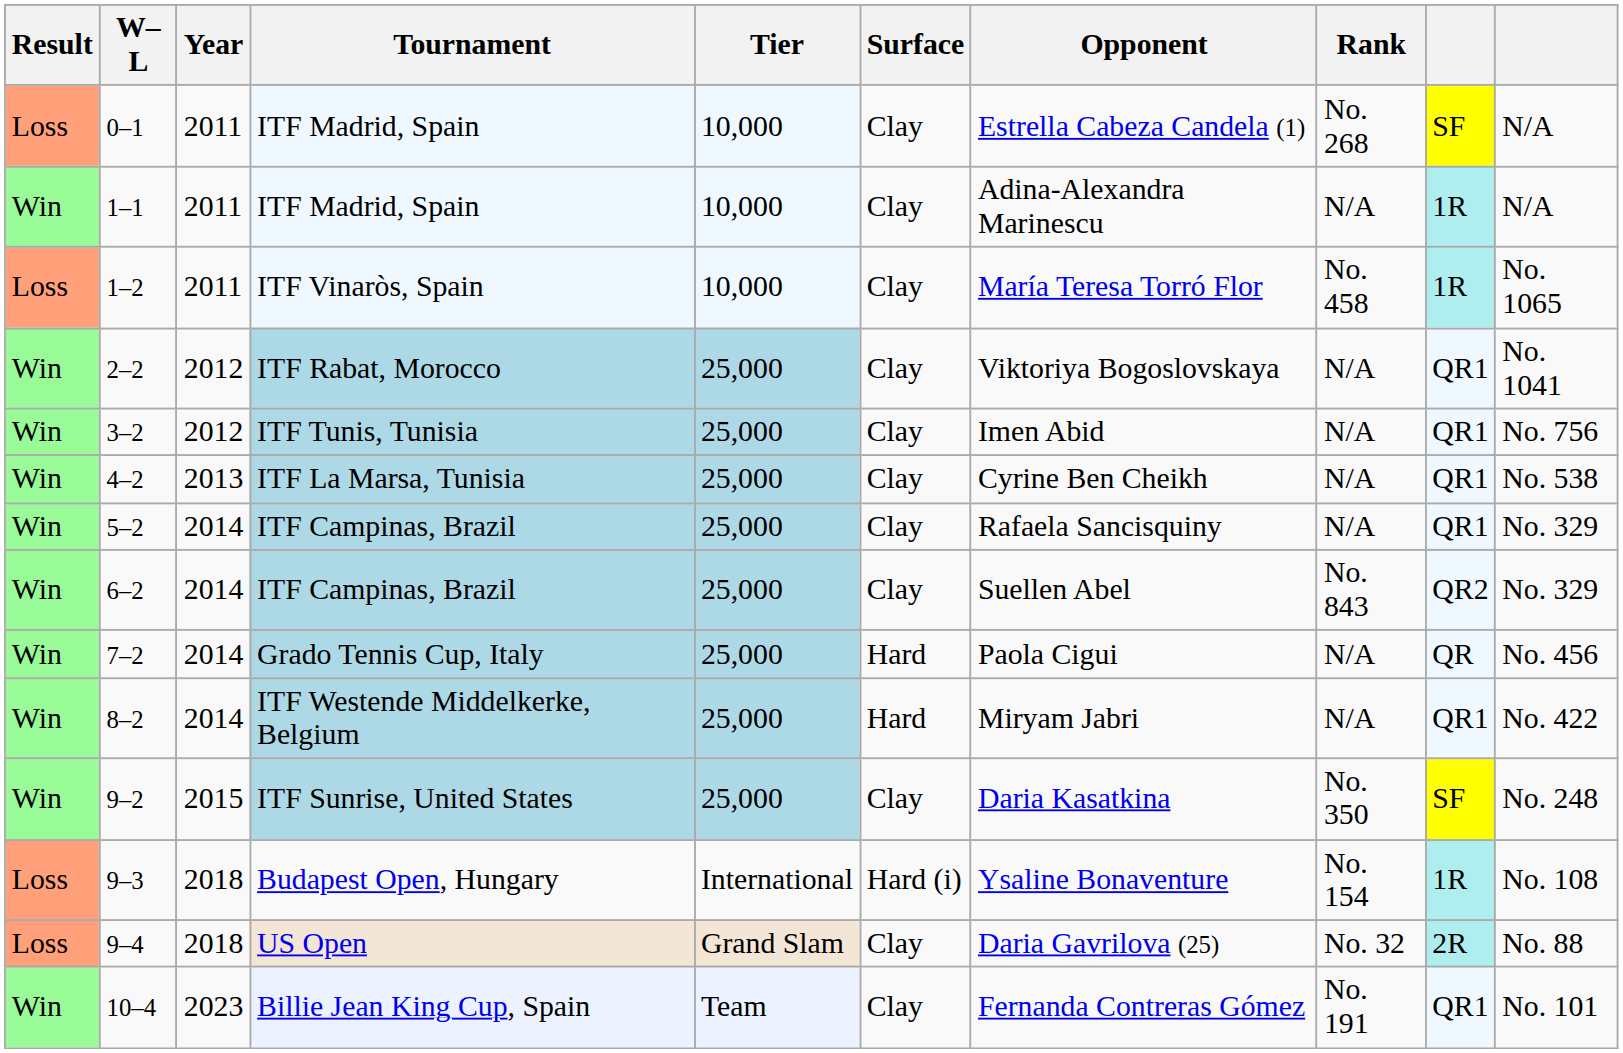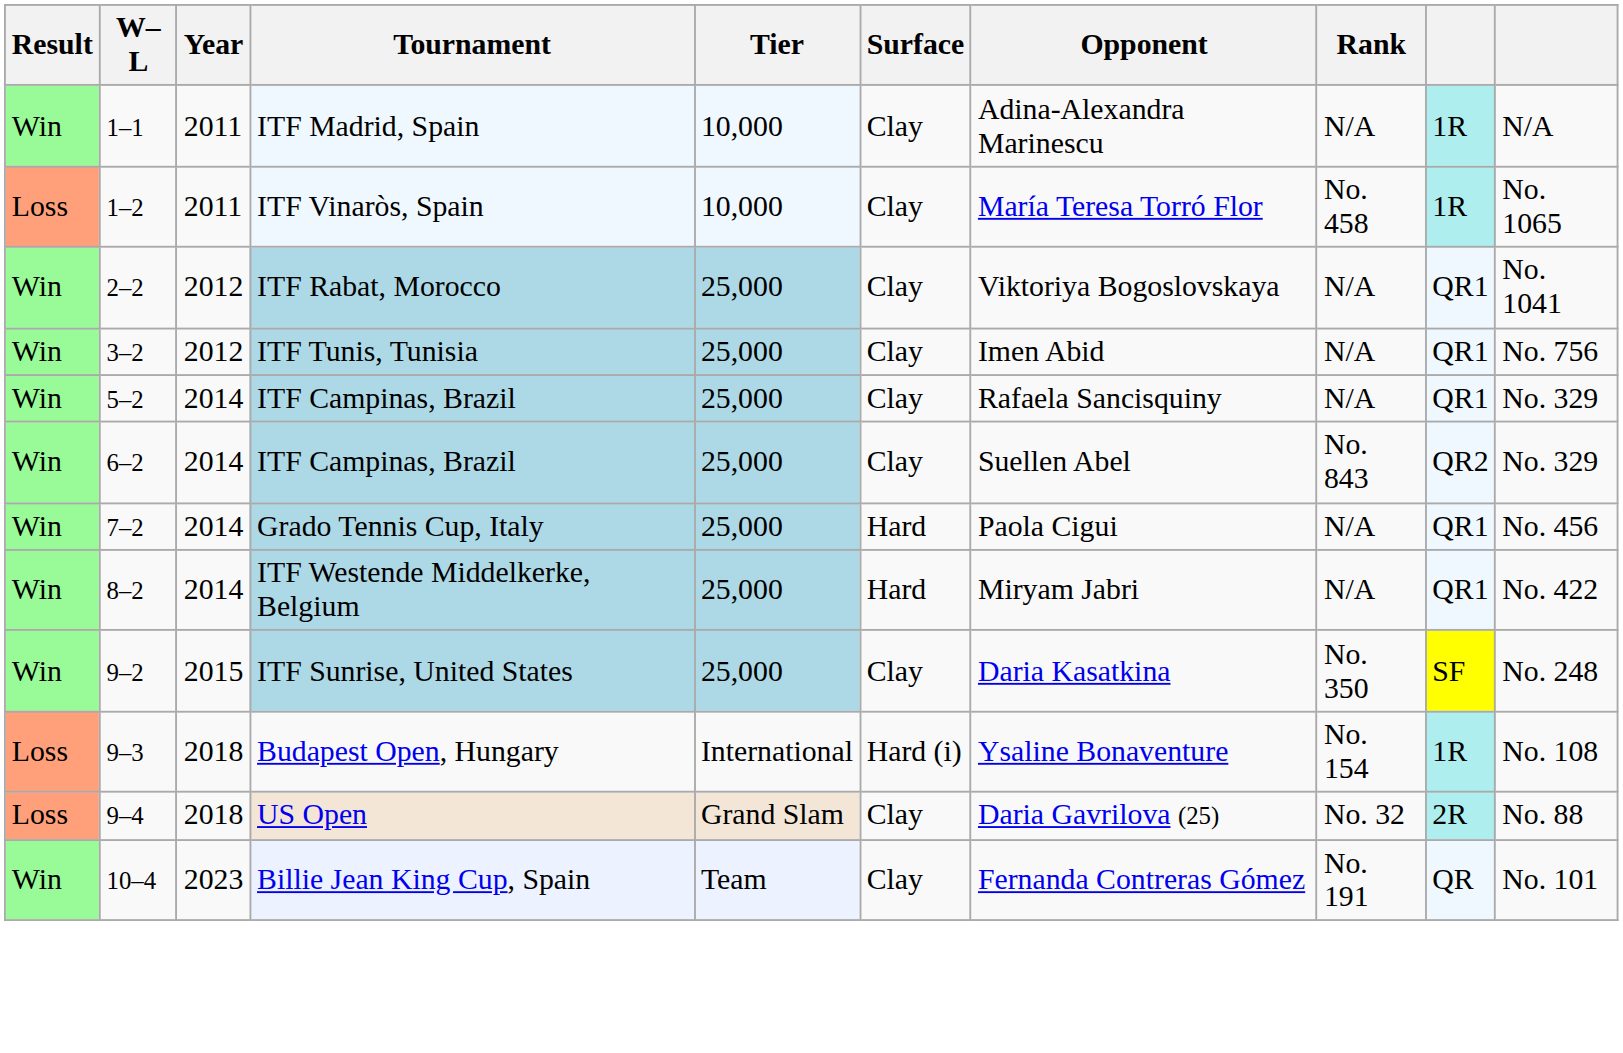- row: (125, 127)
- row: (125, 480)
(1453, 653) QR -> (1460, 525) QR1
(1460, 1006) QR1 -> (1453, 879) QR
